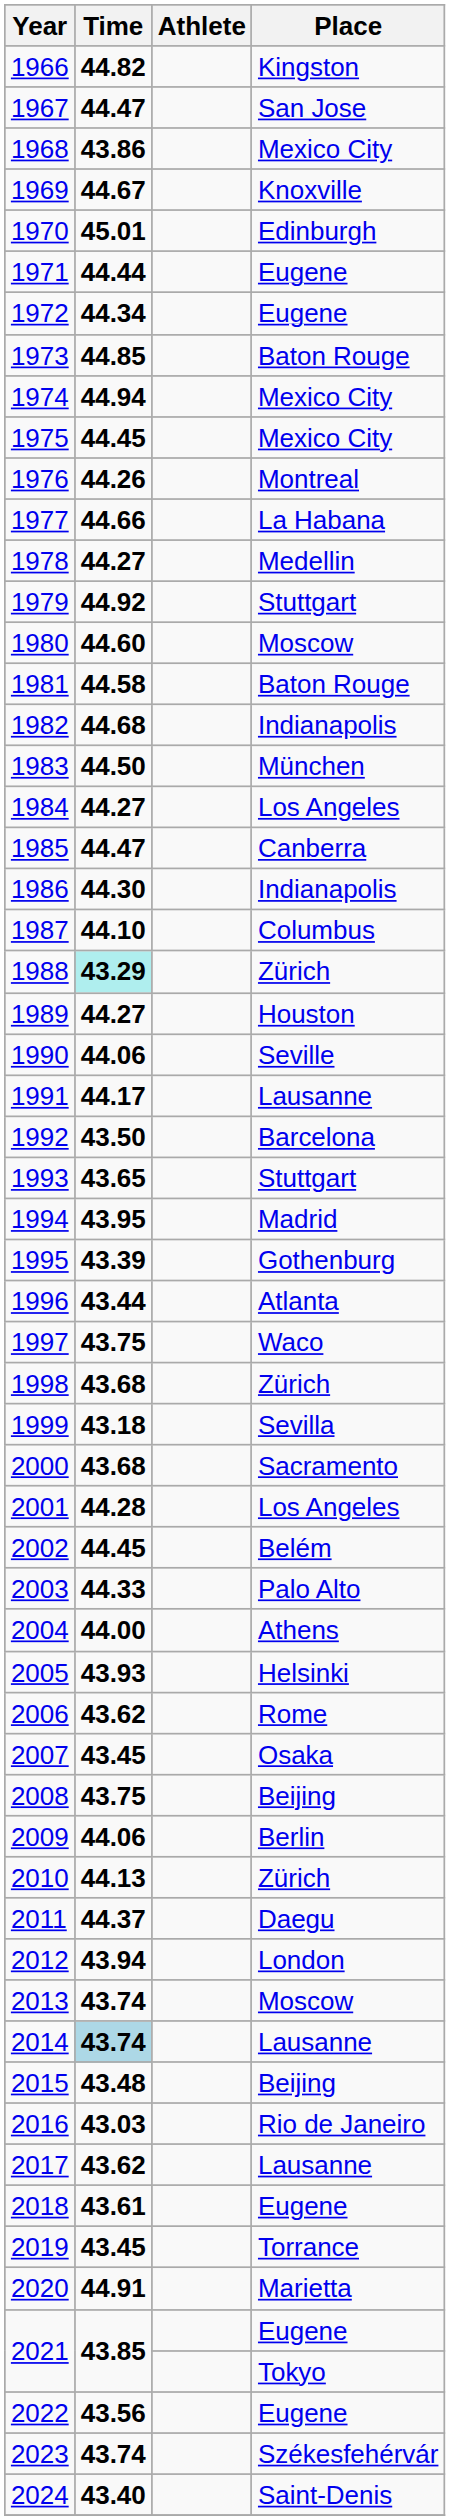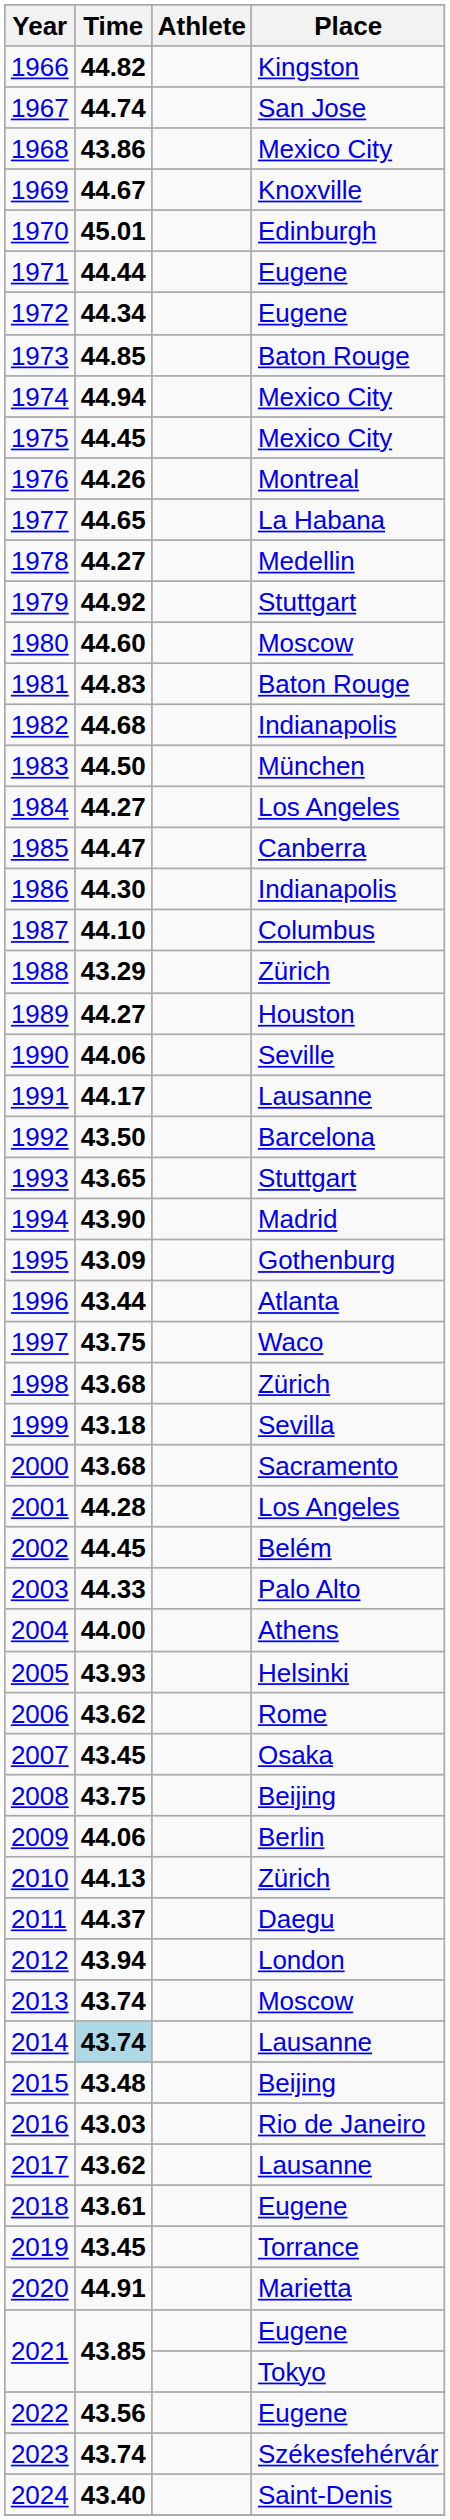(113, 108) 44.47 -> (113, 108) 44.74
(113, 519) 44.66 -> (113, 519) 44.65
(113, 684) 44.58 -> (113, 684) 44.83
(113, 972) paleturquoise background -> (113, 972) no background
(113, 1219) 43.95 -> (113, 1219) 43.90
(113, 1260) 43.39 -> (113, 1260) 43.09
